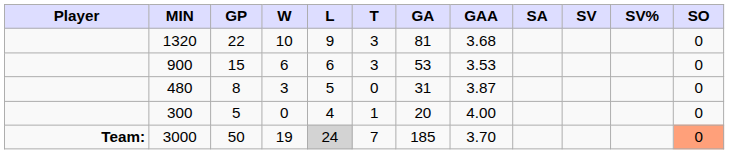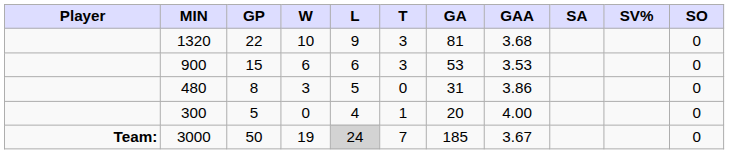- column: (586, 16)
(481, 88) 3.87 -> (517, 88) 3.86
(481, 137) 3.70 -> (517, 137) 3.67
(699, 137) lightsalmon background -> (697, 137) no background
